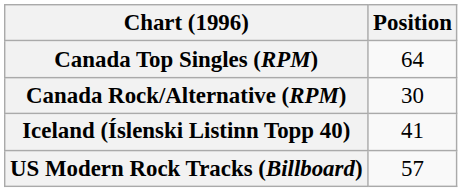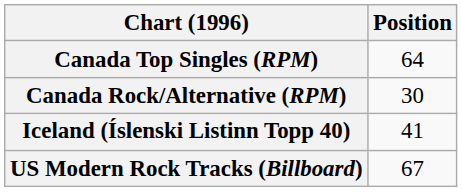(412, 167) 57 -> (412, 167) 67
